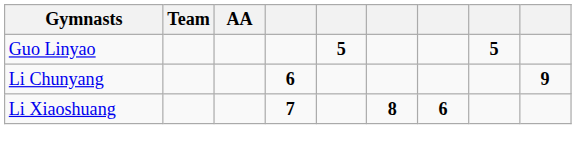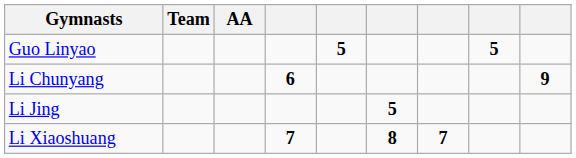+ row: (34, 109)
(443, 109) 6 -> (443, 138) 7
